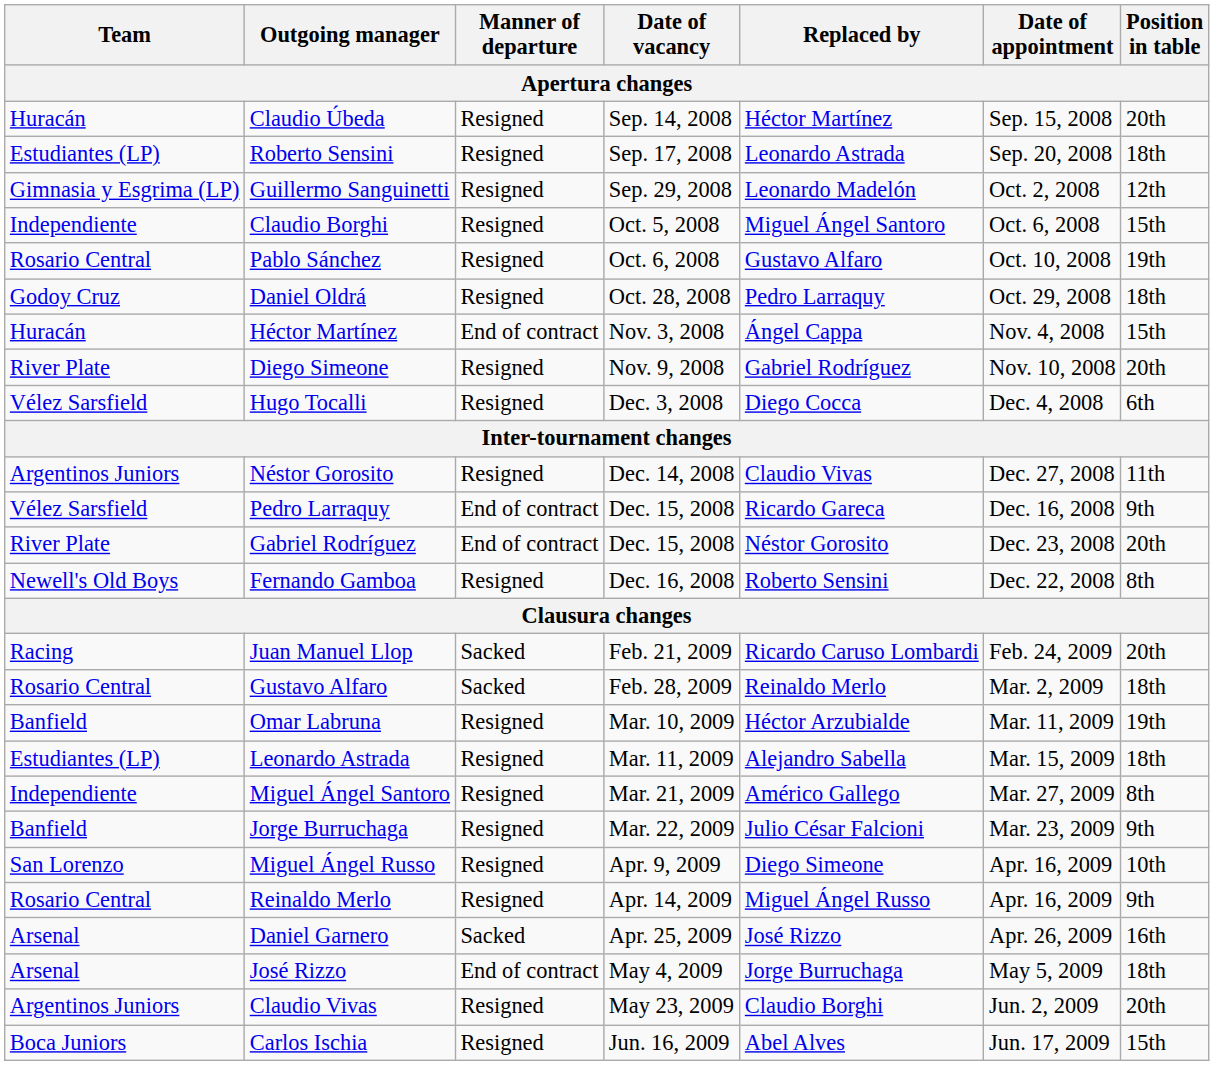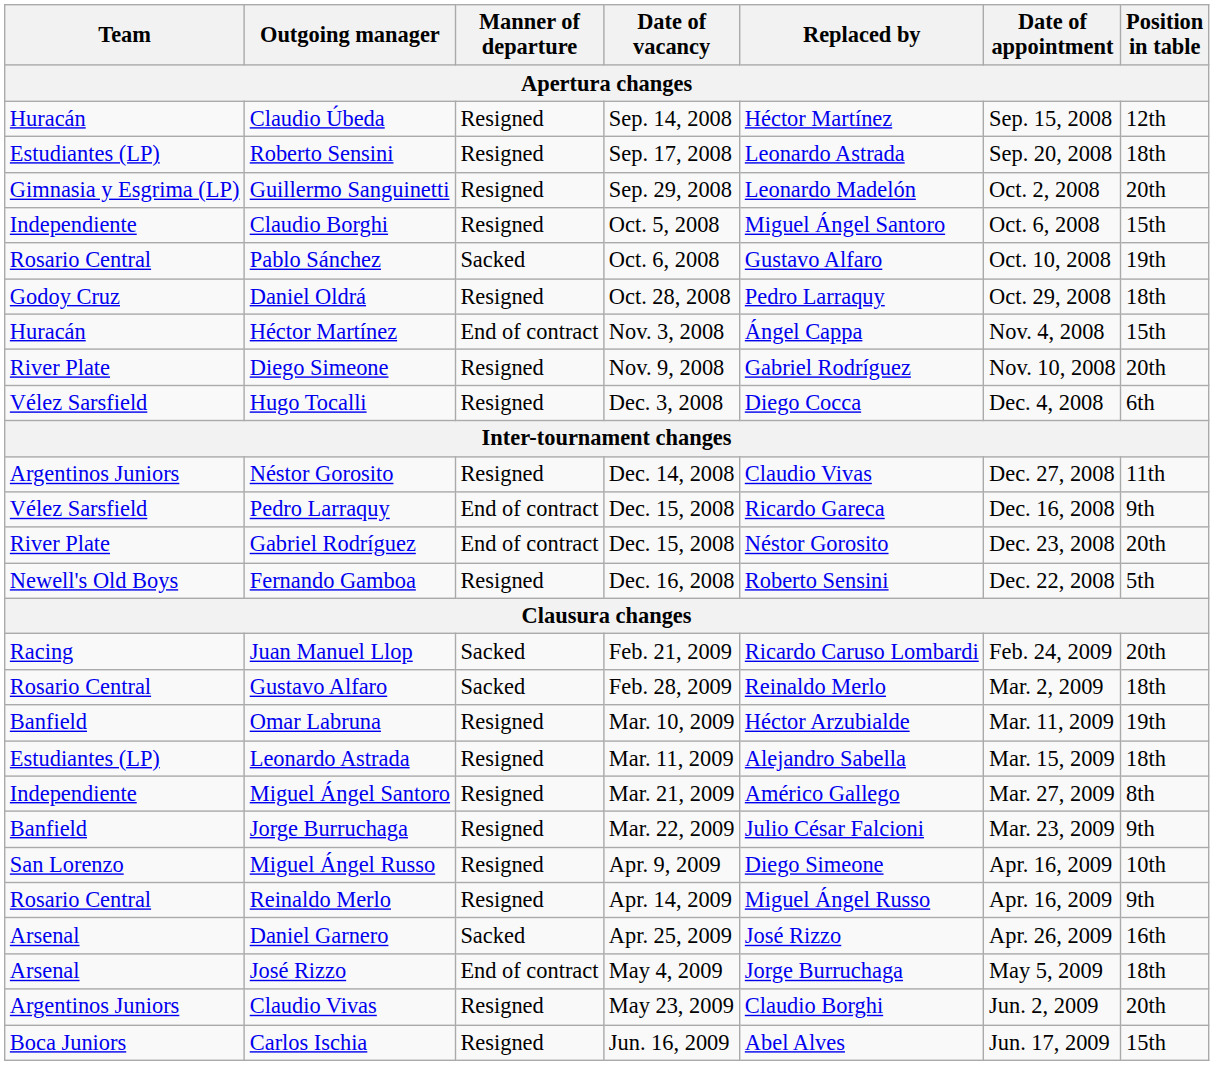(1146, 118) 20th -> (1146, 118) 12th
(1146, 189) 12th -> (1146, 189) 20th
(502, 260) Resigned -> (493, 260) Sacked
(1140, 580) 8th -> (1140, 580) 5th
